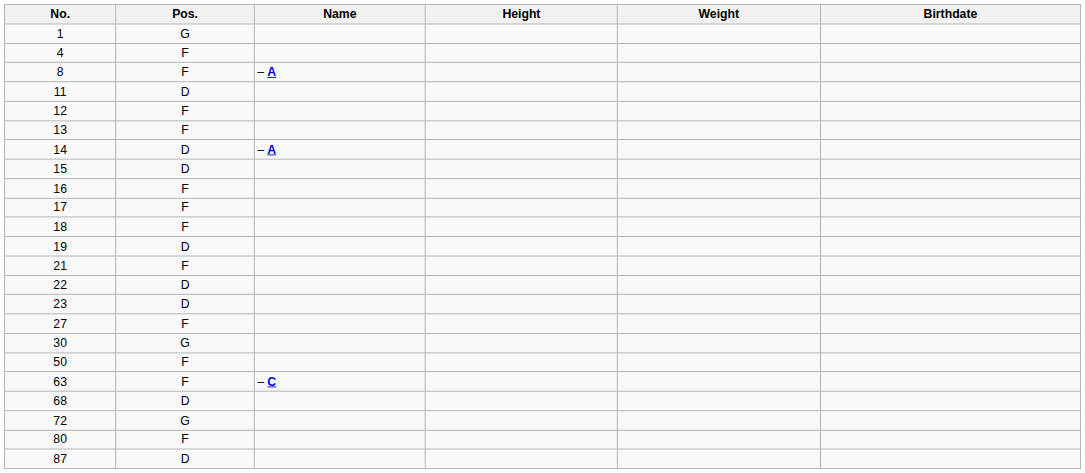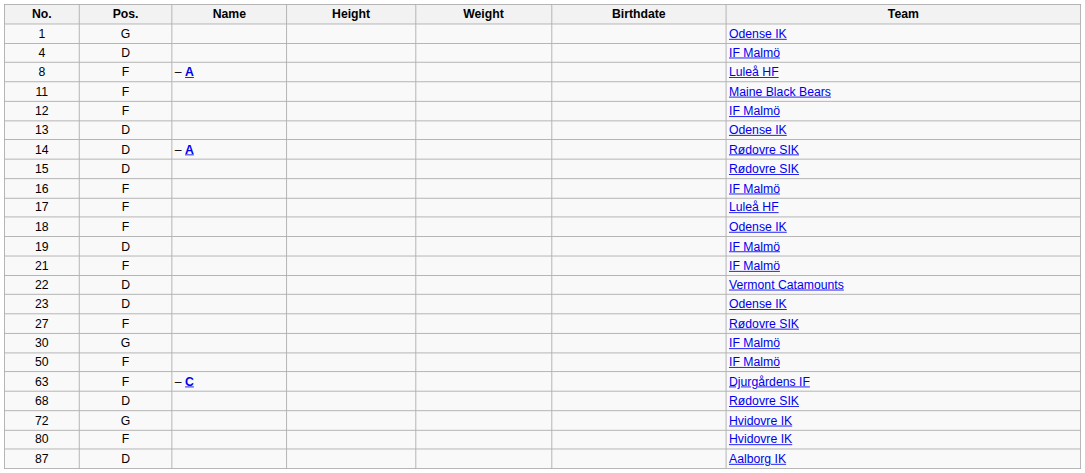+ column: (903, 14)
(185, 53) F -> (126, 53) D
(185, 92) D -> (126, 92) F
(185, 131) F -> (126, 131) D
